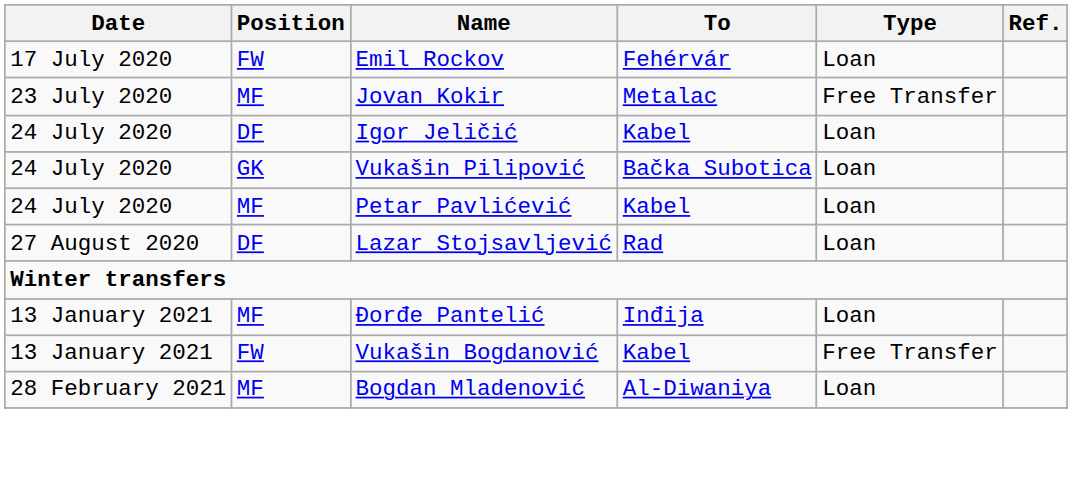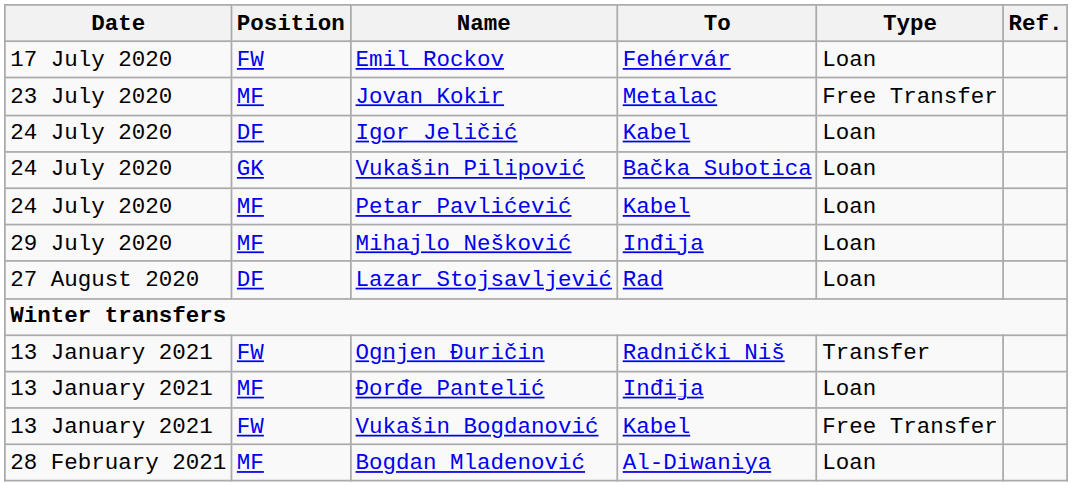+ row: (464, 243)
+ row: (450, 353)
